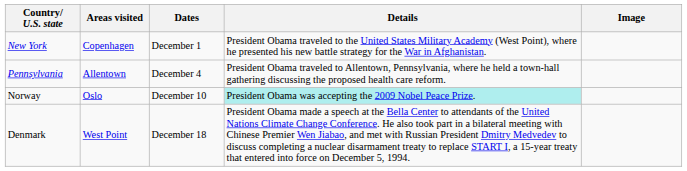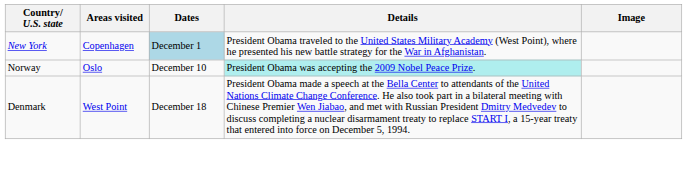(176, 46) no background -> (176, 46) lightblue background
- row: (35, 73)
